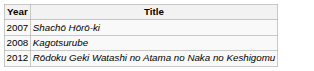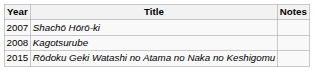+ column: (293, 12)
(17, 58) 2012 -> (17, 58) 2015
